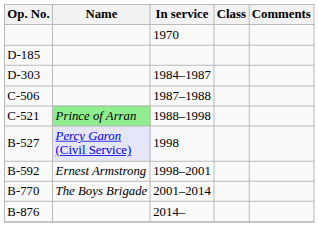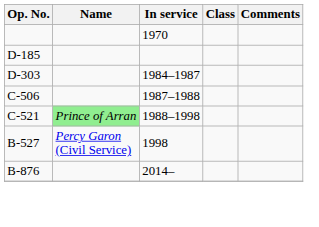(93, 143) lavender background -> (93, 143) no background
- row: (23, 171)
- row: (23, 191)
